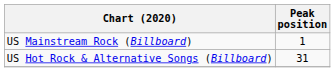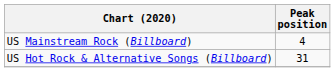(302, 41) 1 -> (302, 41) 4
